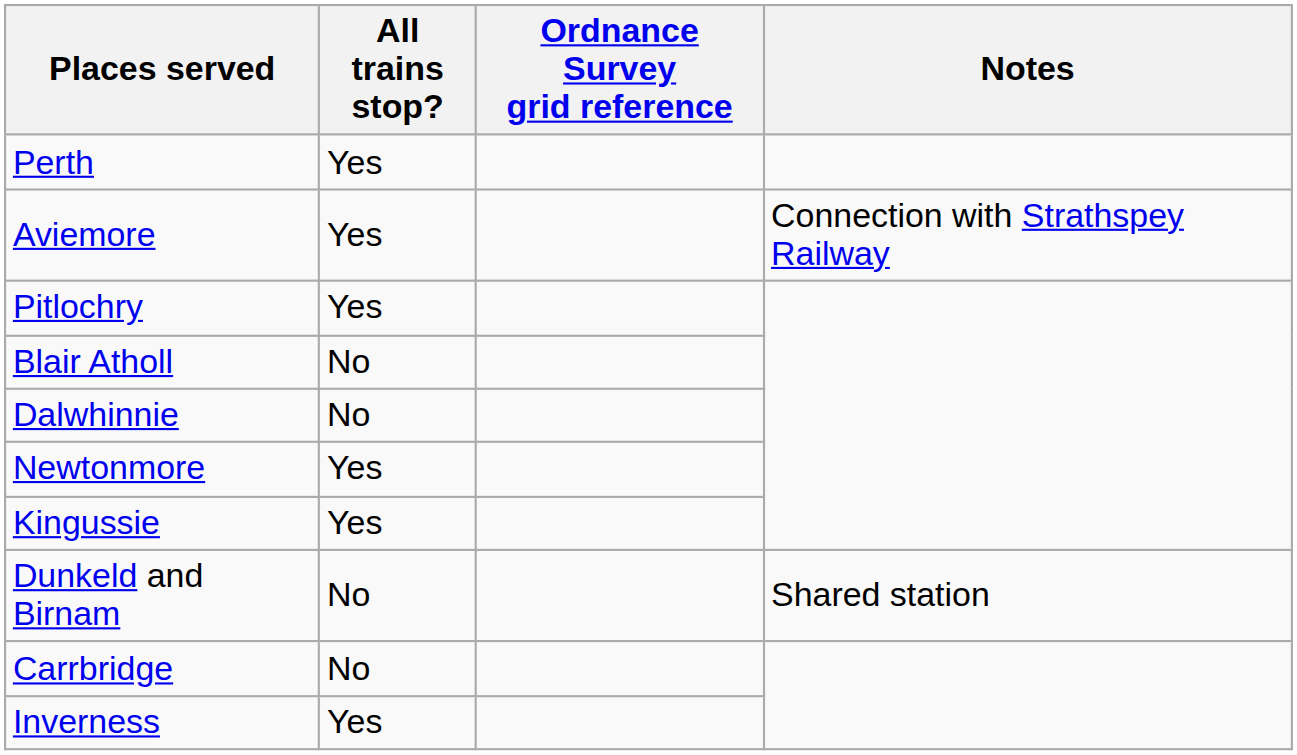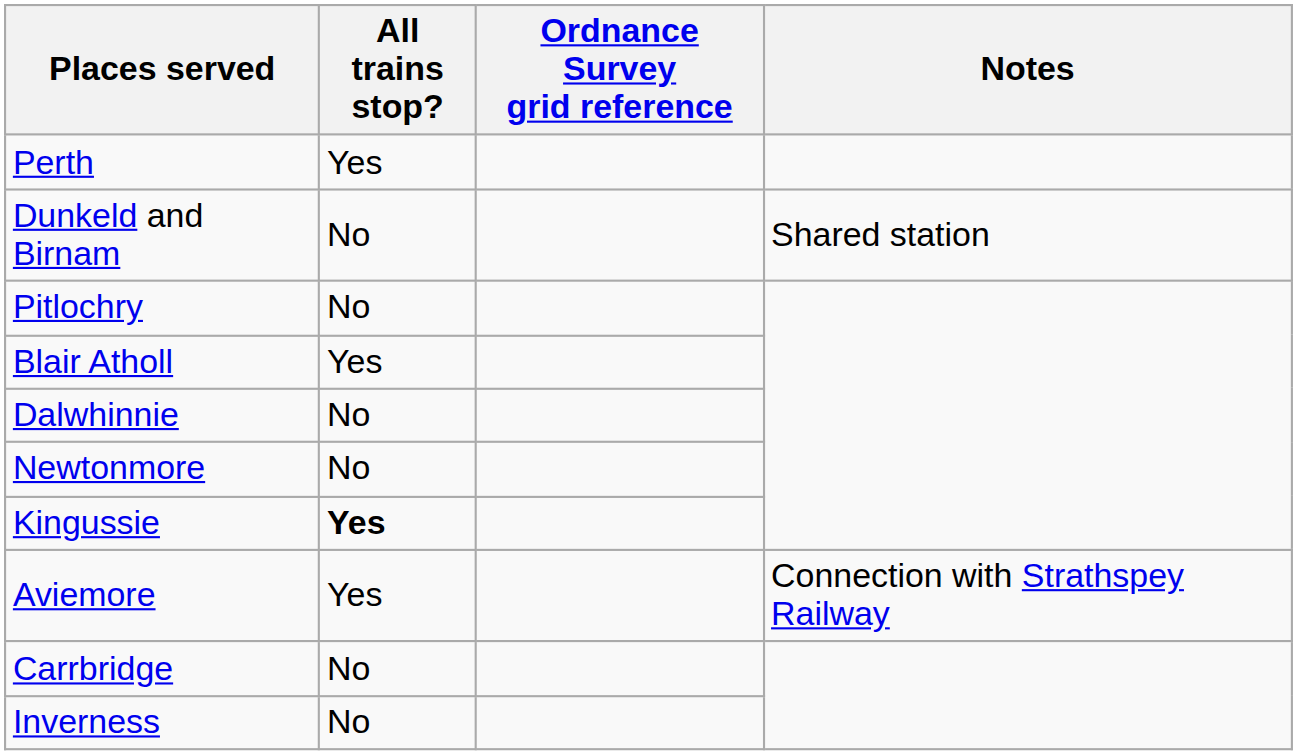rows swapped: (108, 595) <-> (84, 234)
(355, 307) Yes -> (349, 307) No
(349, 361) No -> (355, 361) Yes
(355, 468) Yes -> (349, 468) No
(355, 522) normal -> (356, 522) bold
(355, 721) Yes -> (349, 721) No
